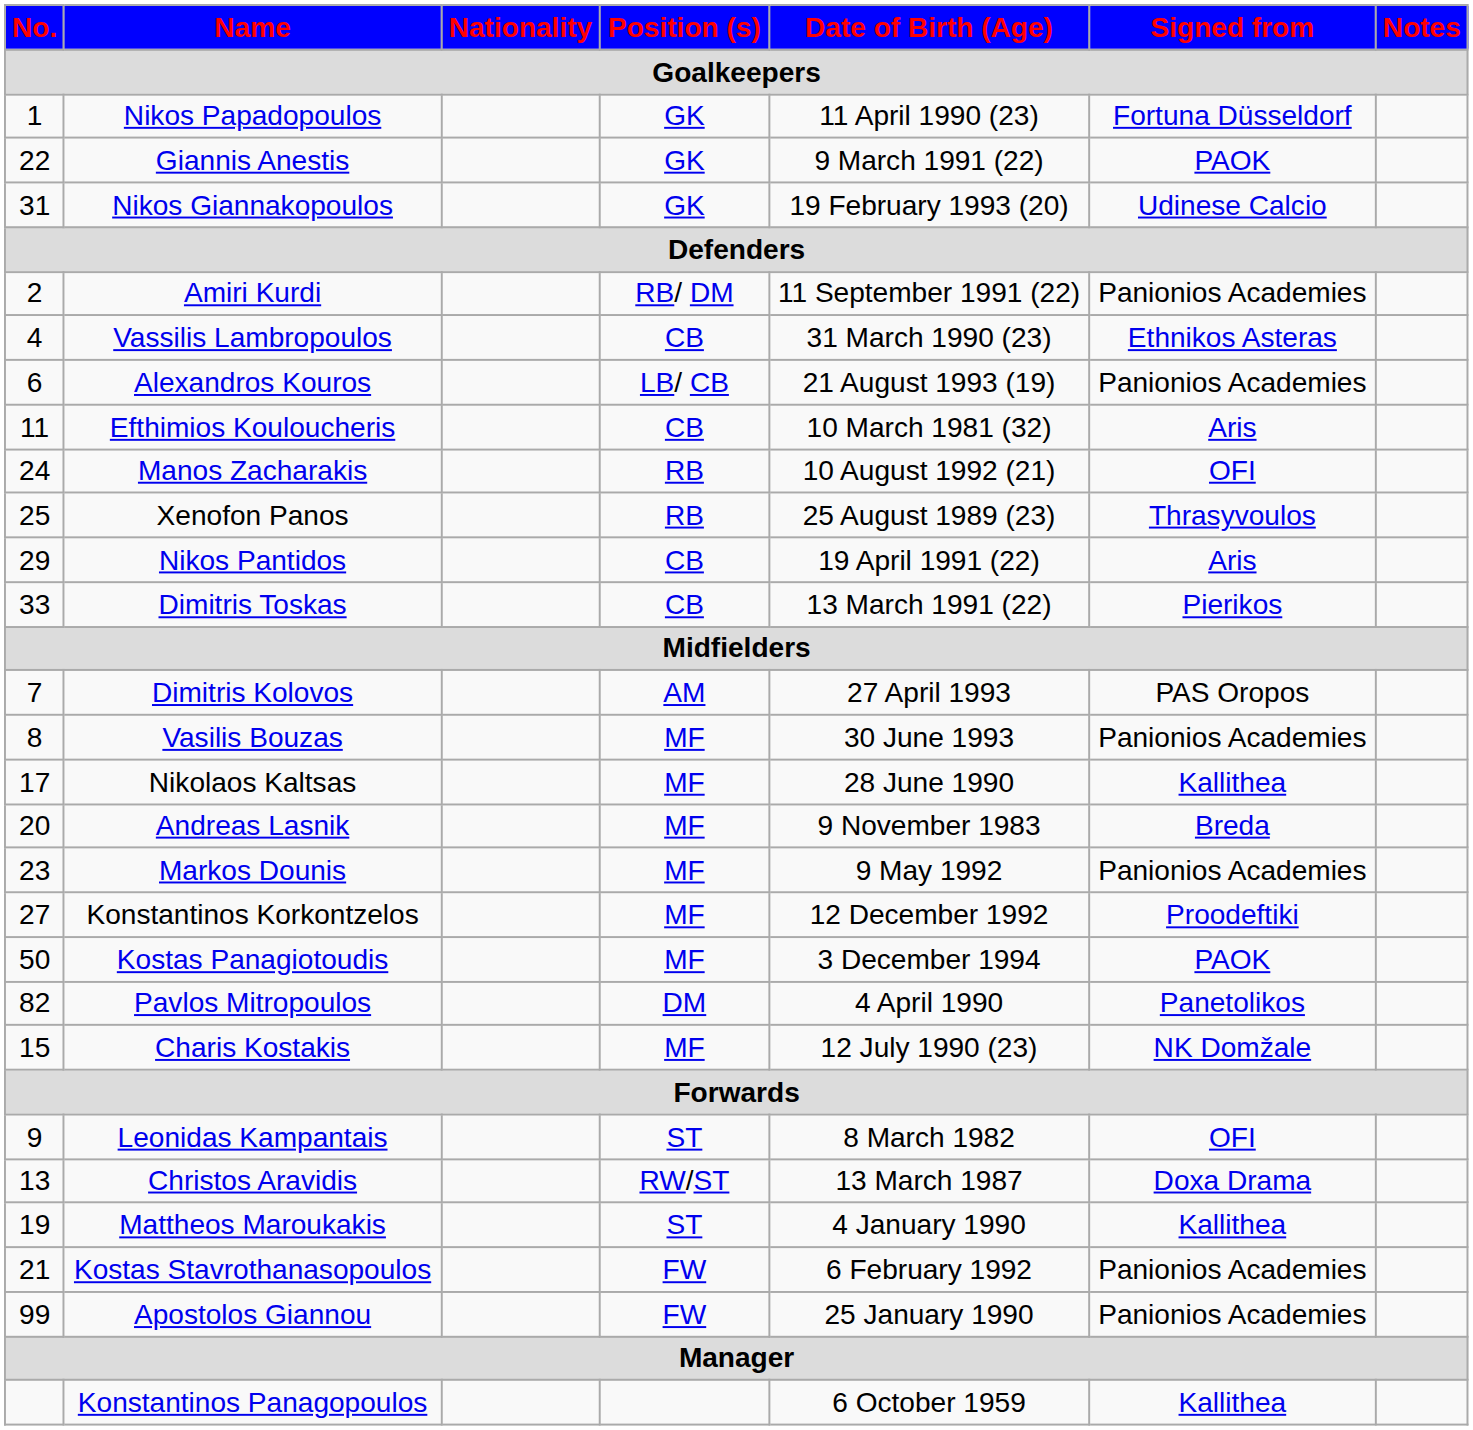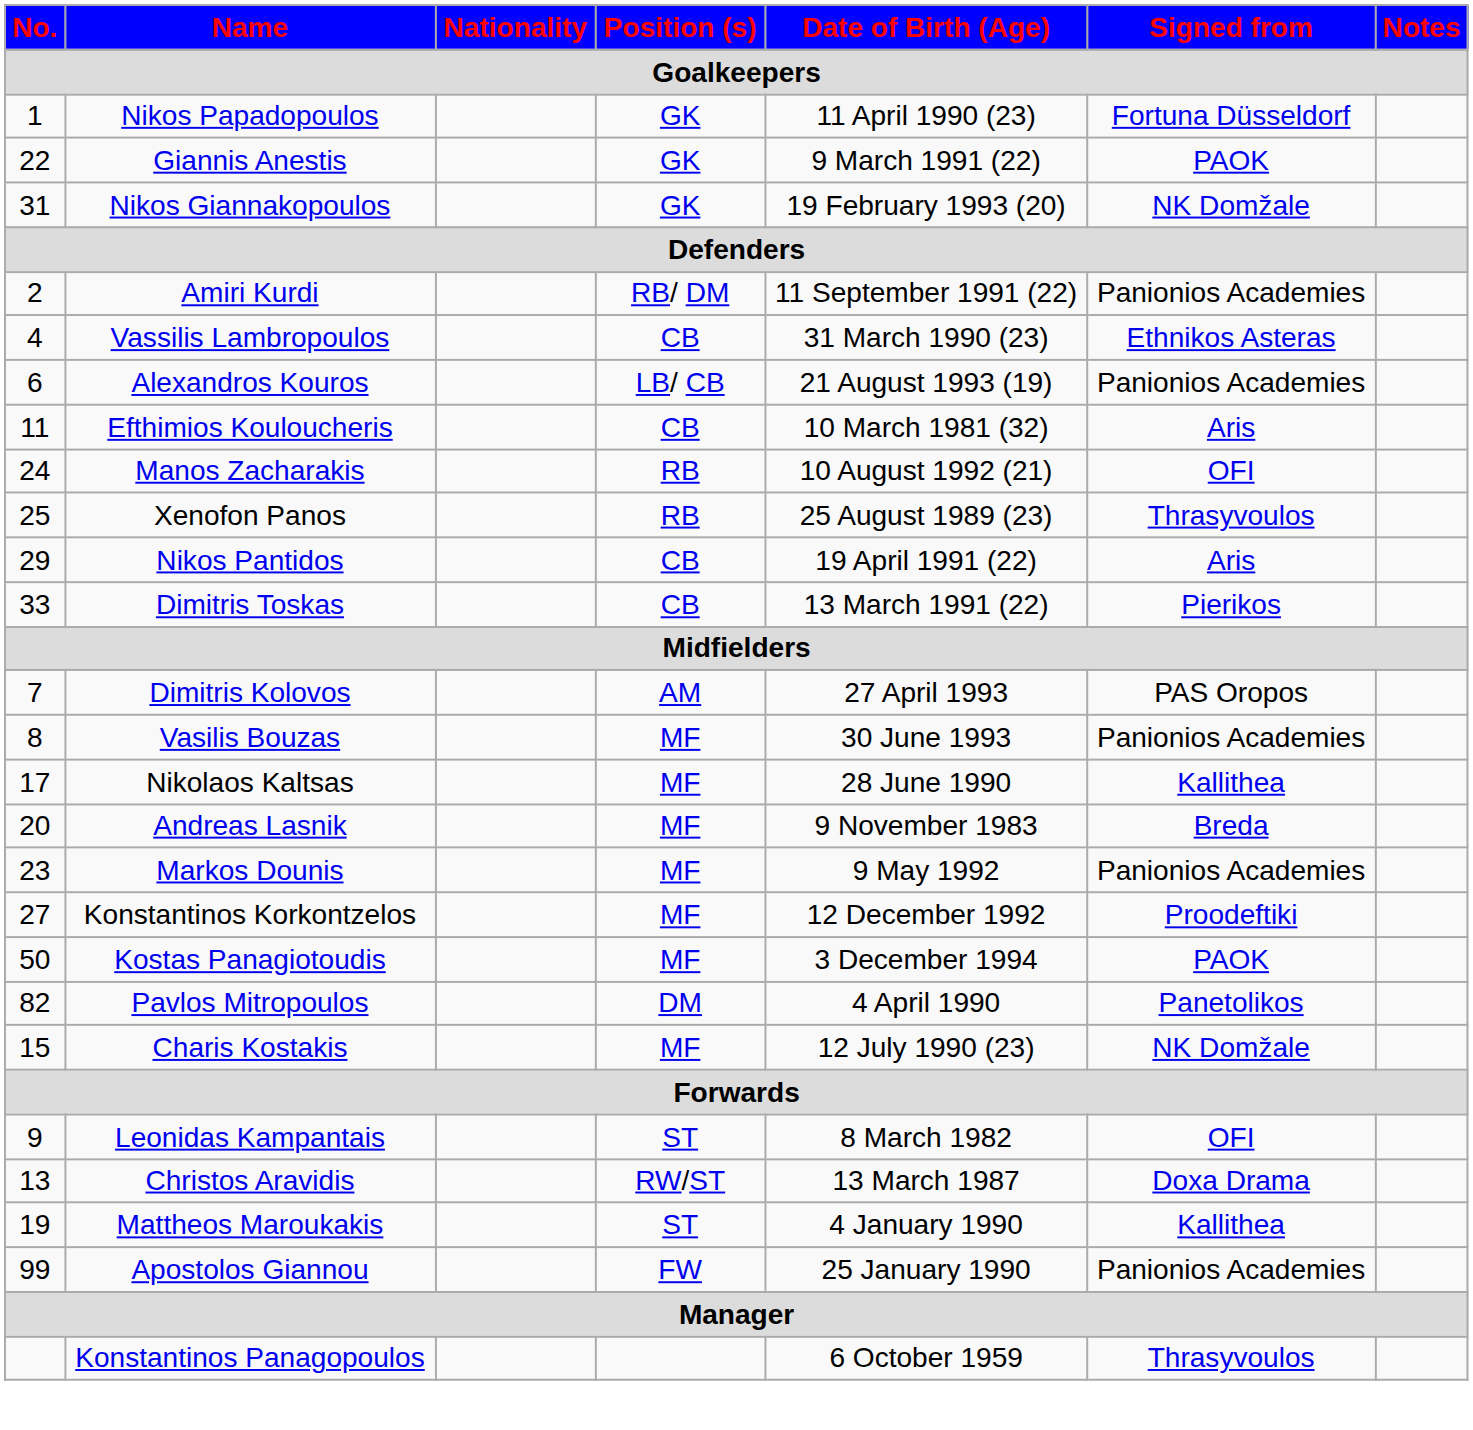(1232, 205) Udinese Calcio -> (1231, 205) NK Domžale
- row: (253, 1270)
(1232, 1403) Kallithea -> (1231, 1358) Thrasyvoulos
